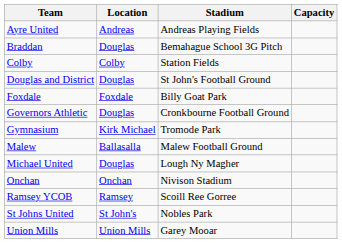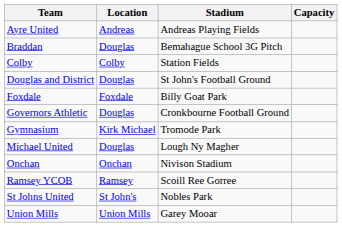- row: (21, 146)
